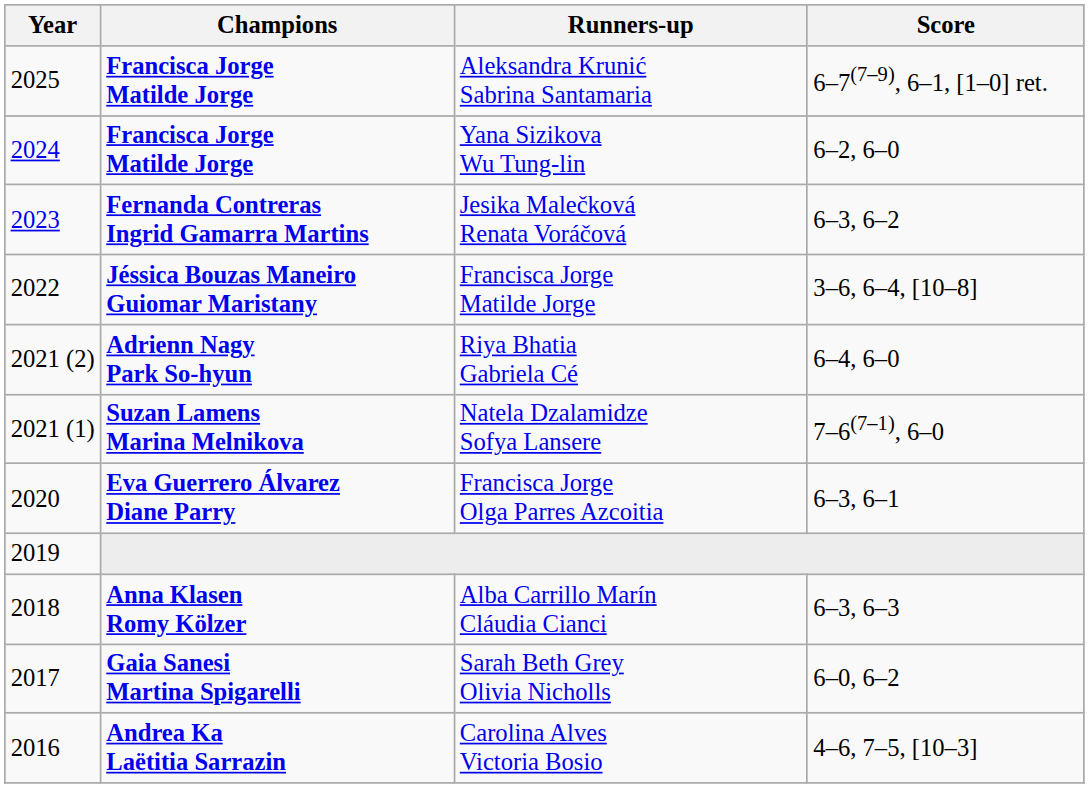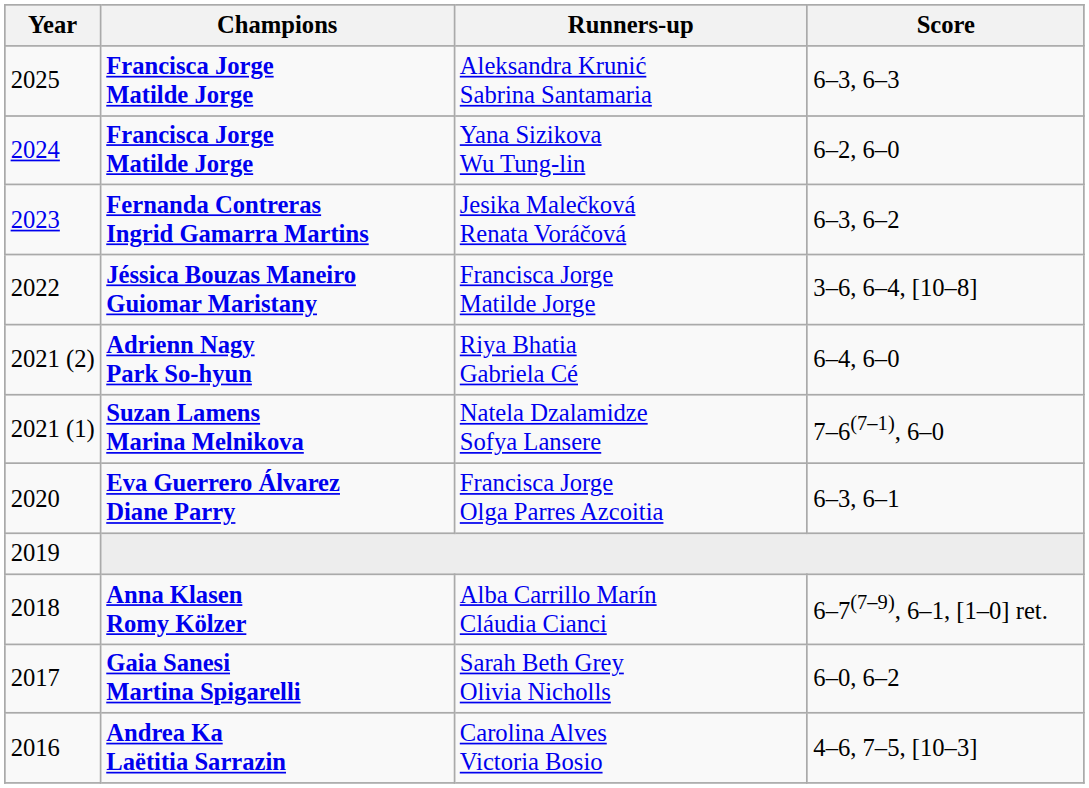(931, 80) 6–7(7–9), 6–1, [1–0] ret. -> (856, 80) 6–3, 6–3
(856, 608) 6–3, 6–3 -> (931, 608) 6–7(7–9), 6–1, [1–0] ret.
